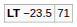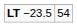(63, 13) 71 -> (63, 13) 54
